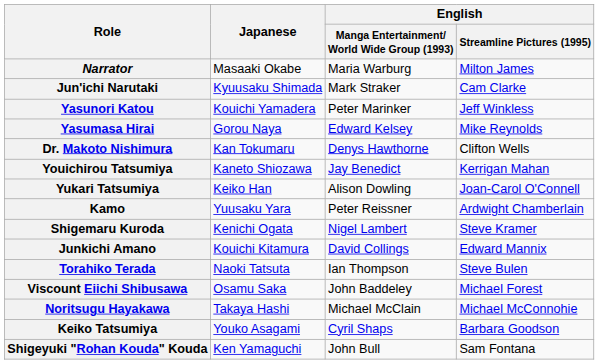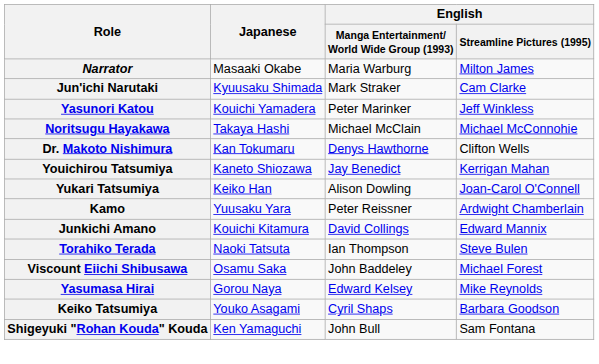rows swapped: (107, 128) <-> (107, 309)
- row: (107, 229)
